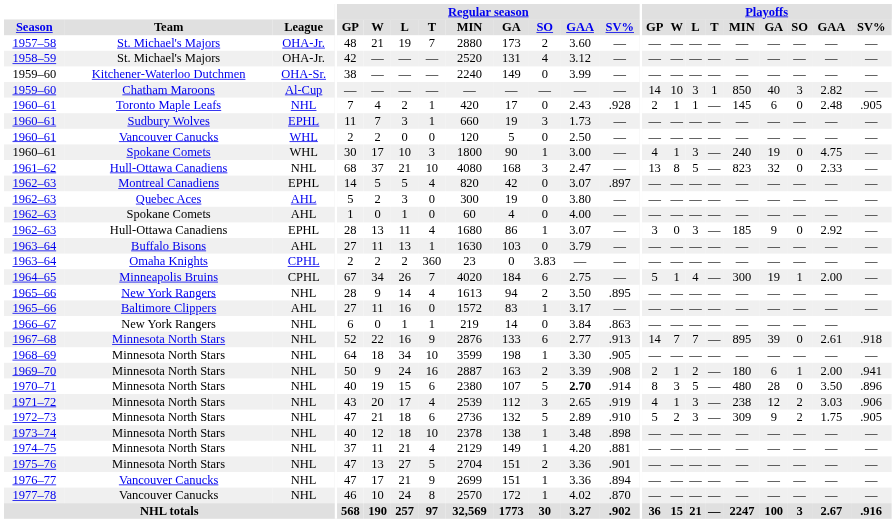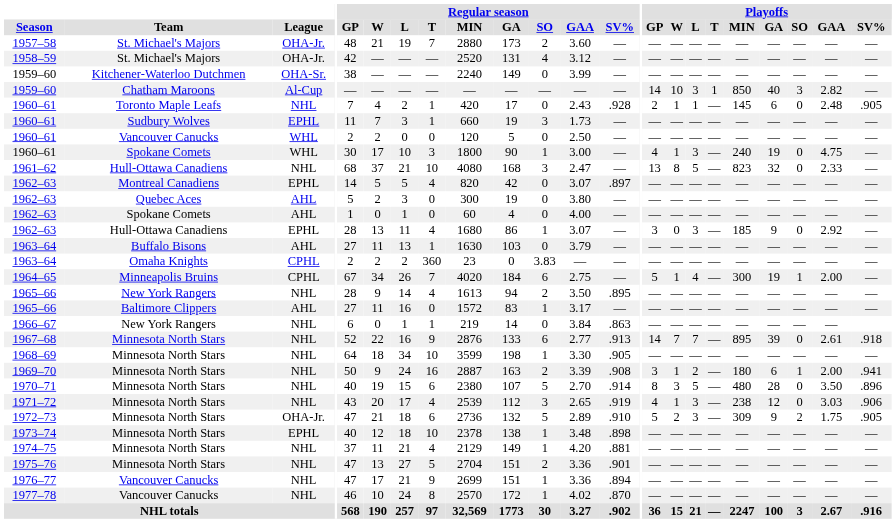(655, 370) 2 -> (655, 370) 3
(580, 386) bold -> (580, 386) normal
(800, 401) 2 -> (800, 401) 0
(304, 417) NHL -> (304, 417) OHA-Jr.
(304, 433) NHL -> (304, 433) EPHL
